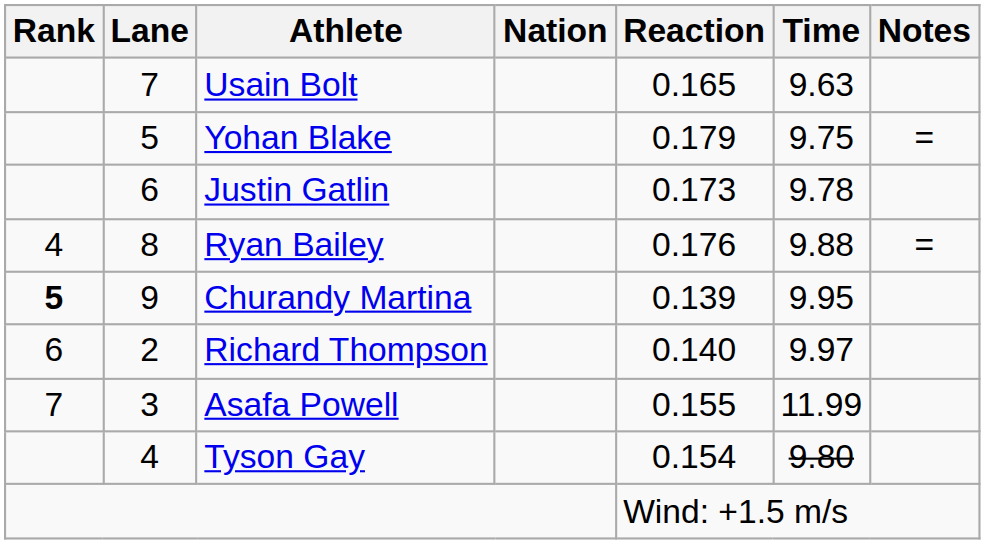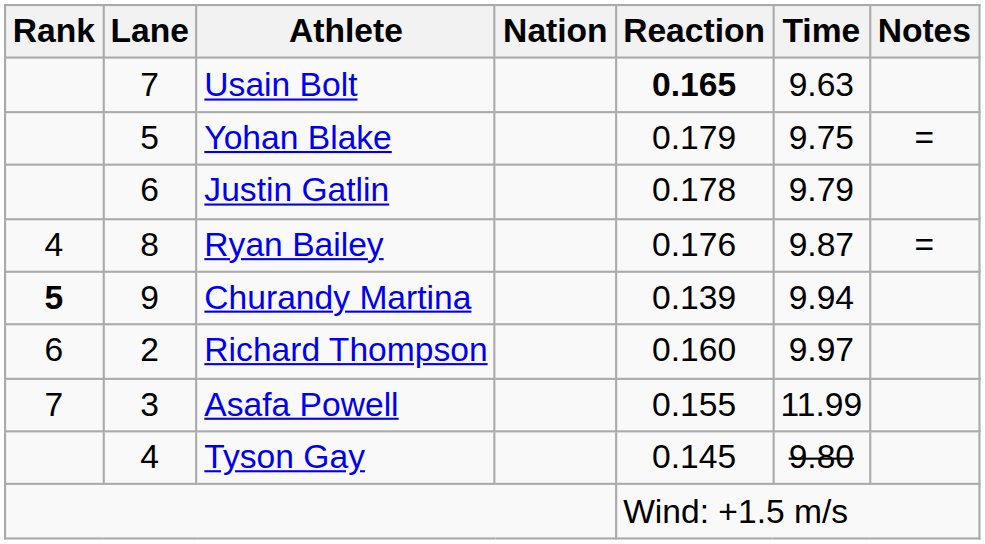(694, 84) normal -> (694, 84) bold
(694, 191) 0.173 -> (694, 191) 0.178
(821, 191) 9.78 -> (821, 191) 9.79
(821, 244) 9.88 -> (821, 244) 9.87
(821, 297) 9.95 -> (821, 297) 9.94
(694, 350) 0.140 -> (694, 350) 0.160
(694, 457) 0.154 -> (694, 457) 0.145
